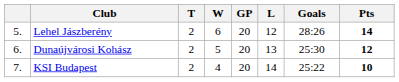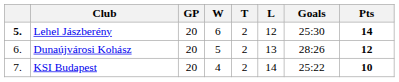columns swapped: (244, 13) <-> (191, 13)
(18, 31) normal -> (18, 31) bold
(312, 31) 28:26 -> (312, 31) 25:30
(312, 49) 25:30 -> (312, 49) 28:26
